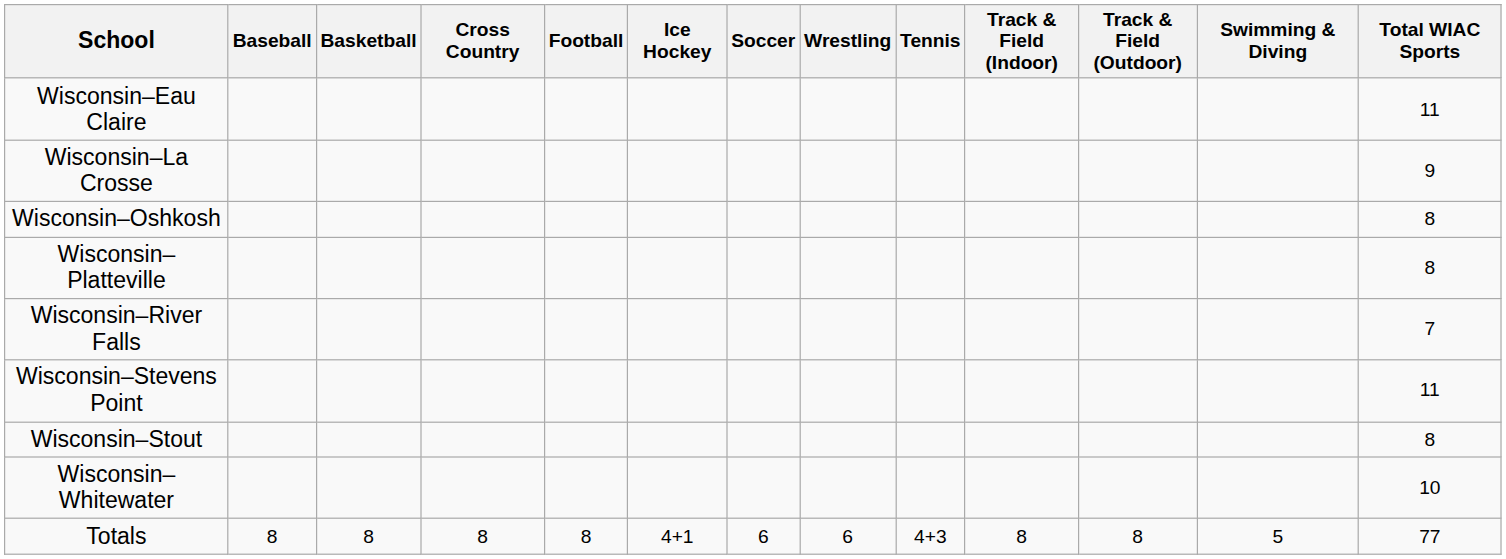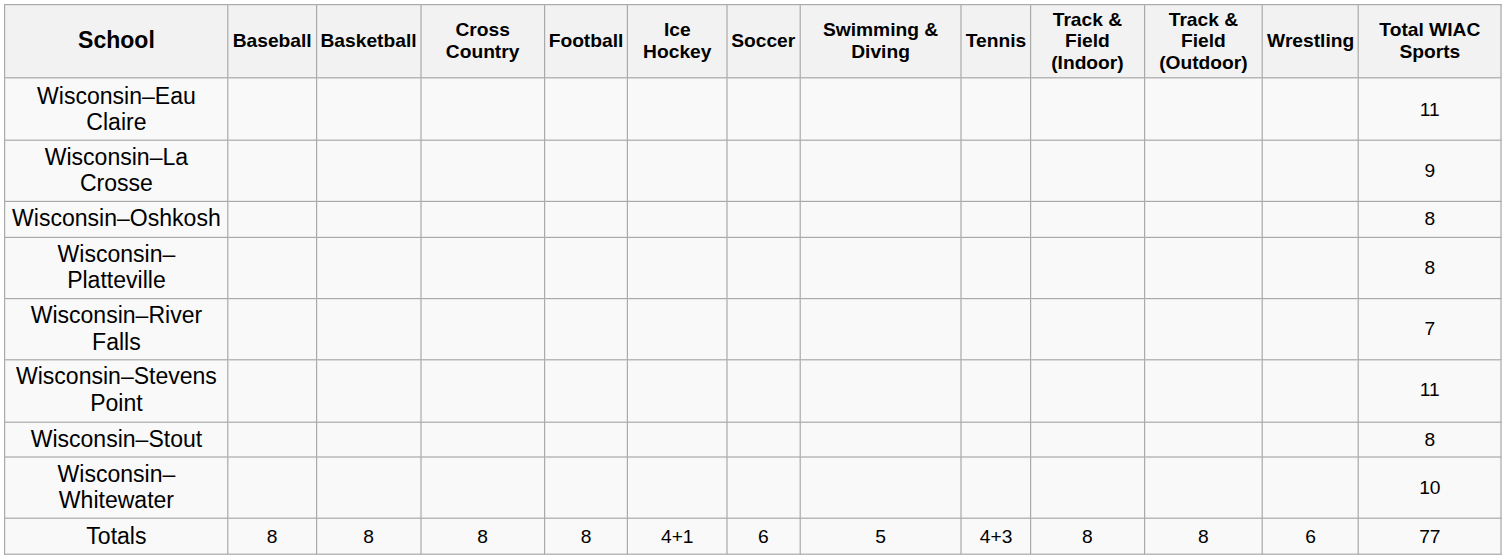columns swapped: (1278, 41) <-> (848, 41)
